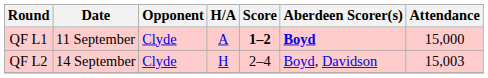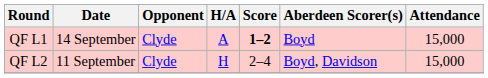(96, 38) 11 September -> (96, 38) 14 September
(300, 38) bold -> (299, 38) normal
(96, 61) 14 September -> (96, 61) 11 September
(445, 61) 15,003 -> (445, 61) 15,000
